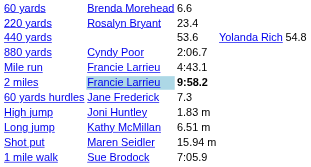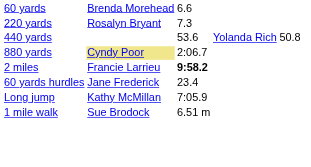(188, 23) 23.4 -> (185, 23) 7.3
(296, 38) 54.8 -> (290, 38) 50.8
(116, 53) no background -> (116, 53) khaki background
- row: (23, 68)
(124, 83) lightblue background -> (124, 68) no background
(185, 98) 7.3 -> (188, 83) 23.4
- row: (29, 113)
(194, 128) 6.51 m -> (192, 98) 7:05.9
- row: (24, 142)
(192, 157) 7:05.9 -> (194, 113) 6.51 m
